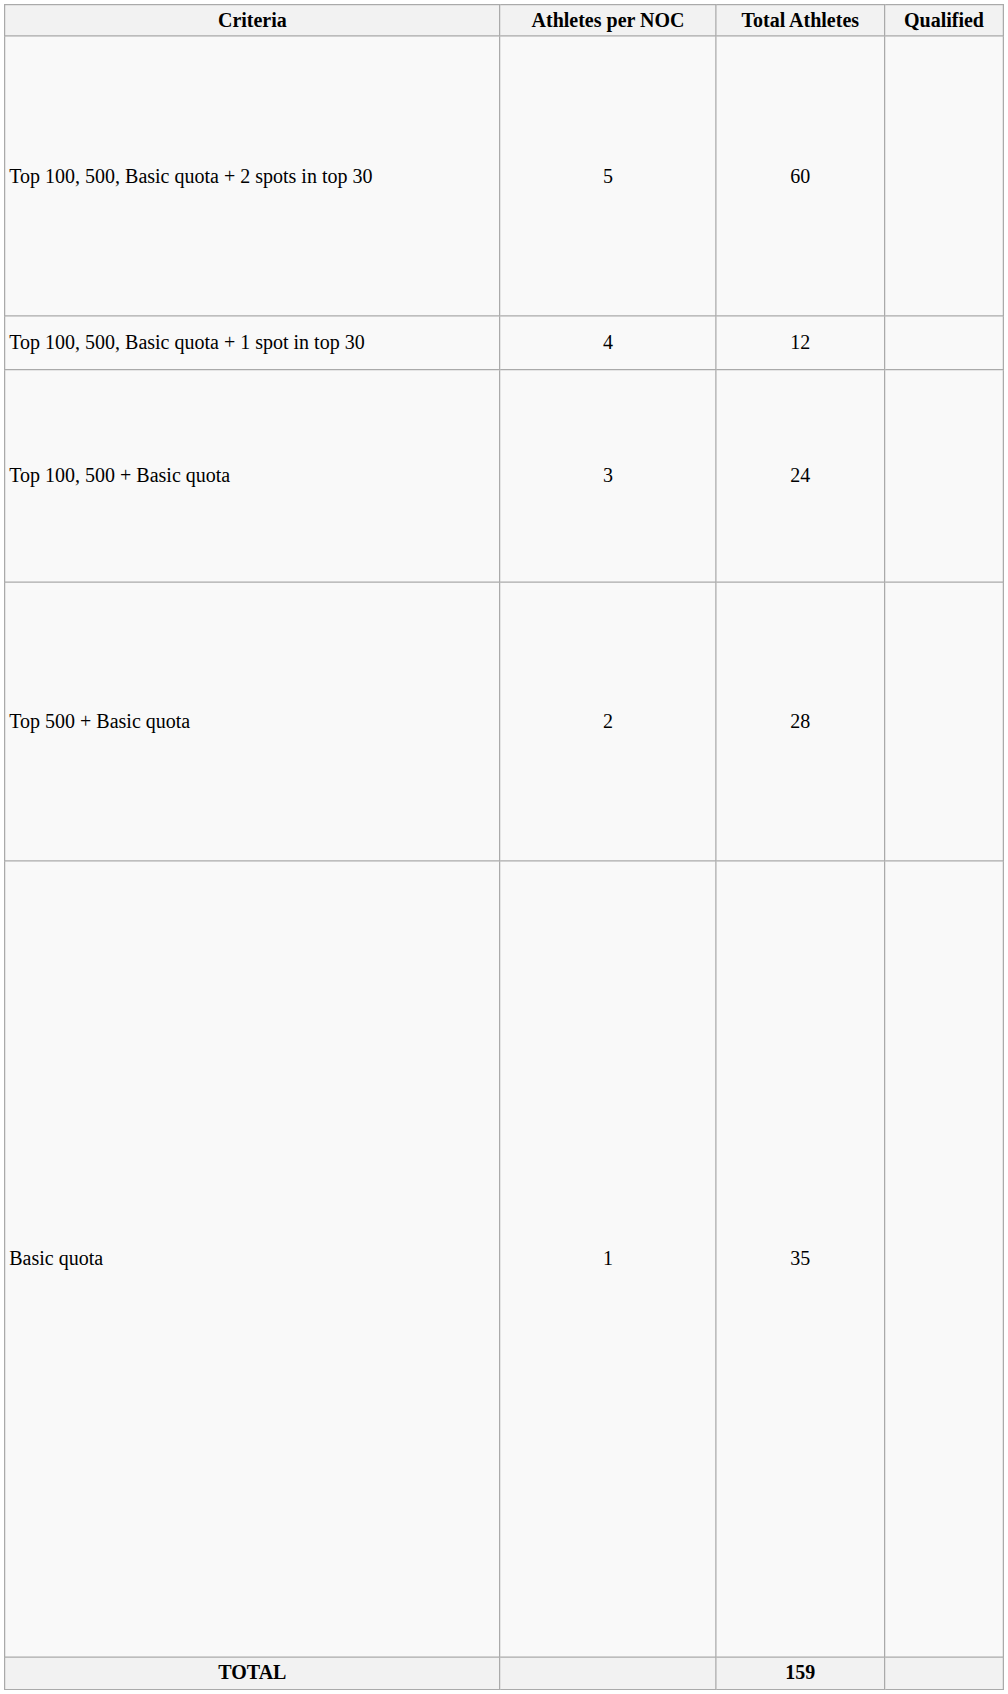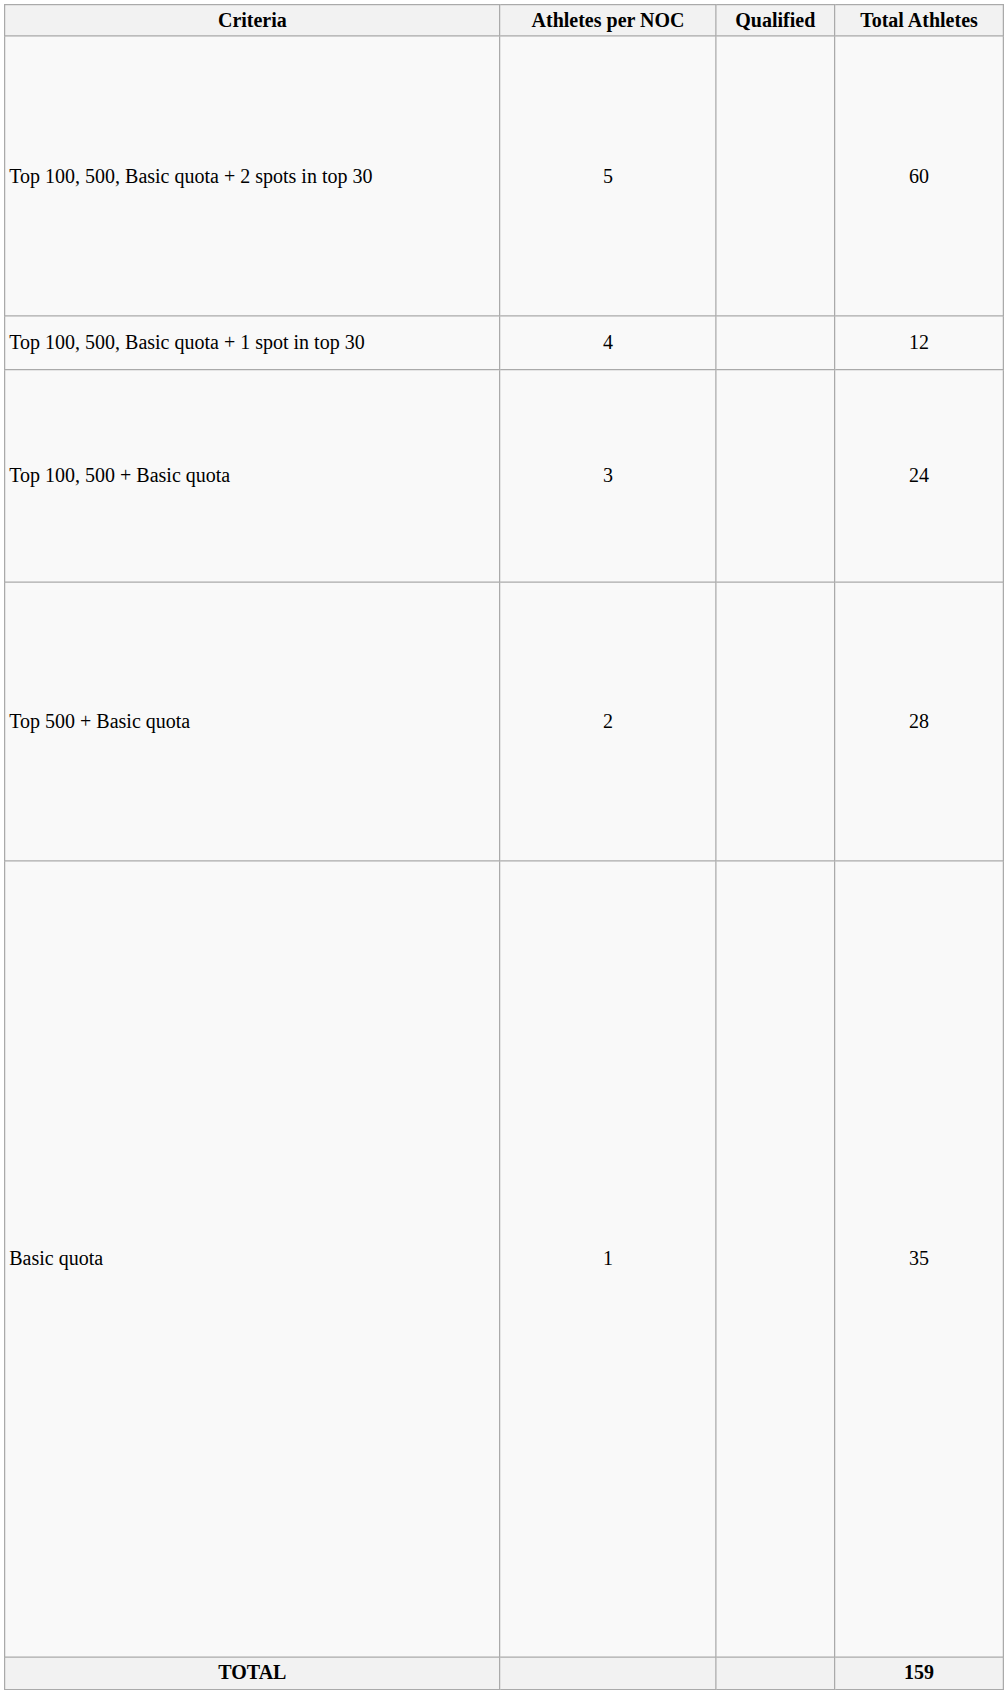columns swapped: (800, 20) <-> (944, 20)
